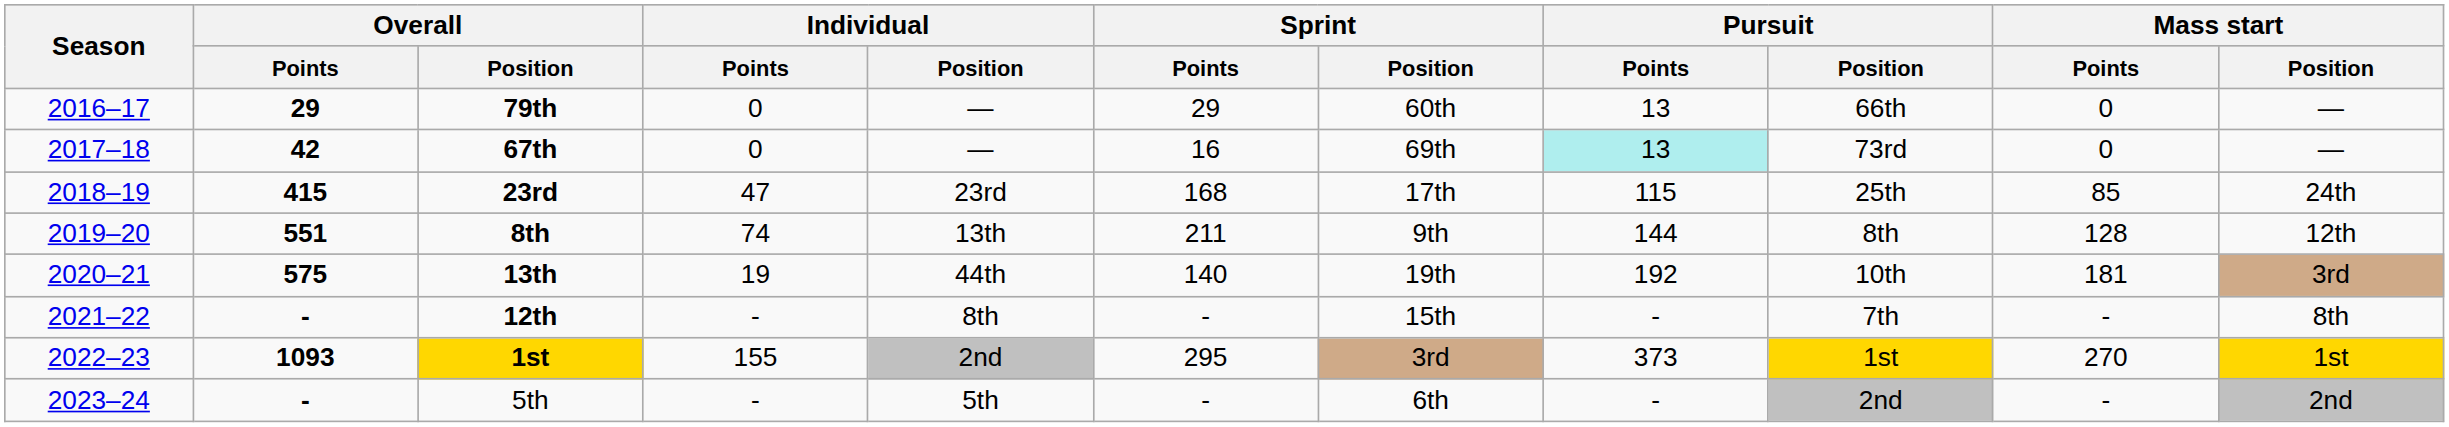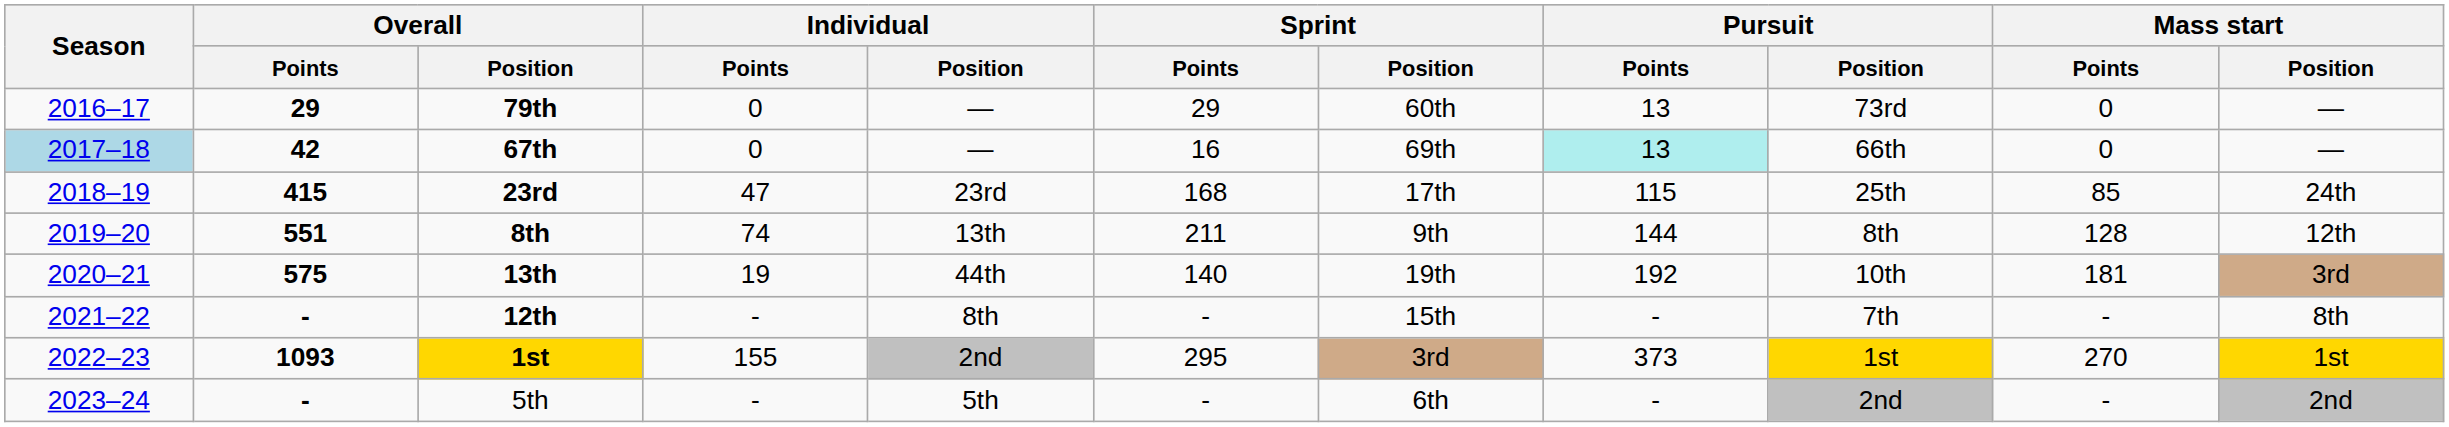(1881, 108) 66th -> (1881, 108) 73rd
(99, 150) no background -> (99, 150) lightblue background
(1881, 150) 73rd -> (1881, 150) 66th
